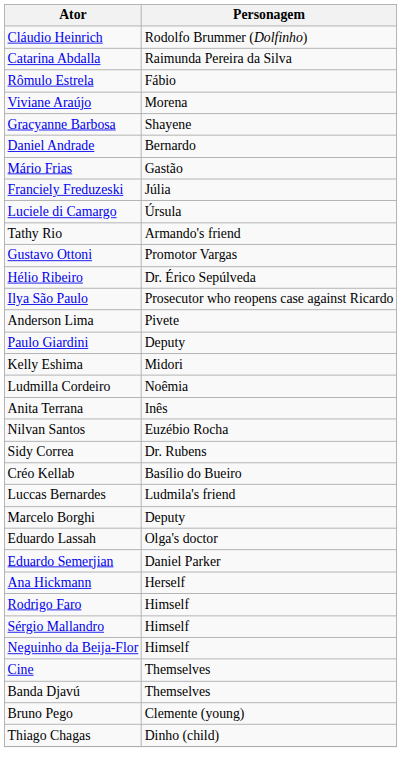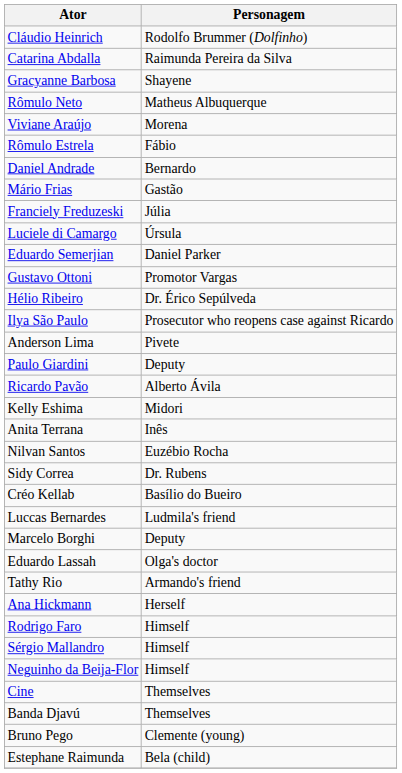rows swapped: (51, 80) <-> (62, 124)
+ row: (45, 102)
rows swapped: (61, 560) <-> (35, 233)
+ row: (48, 386)
- row: (59, 386)
+ row: (66, 757)
- row: (49, 735)
